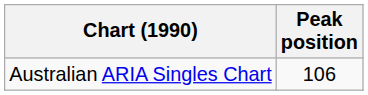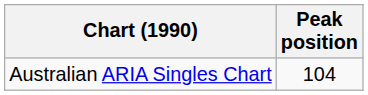(319, 74) 106 -> (319, 74) 104
